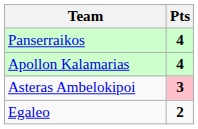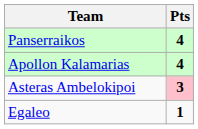(180, 111) 2 -> (180, 111) 1
